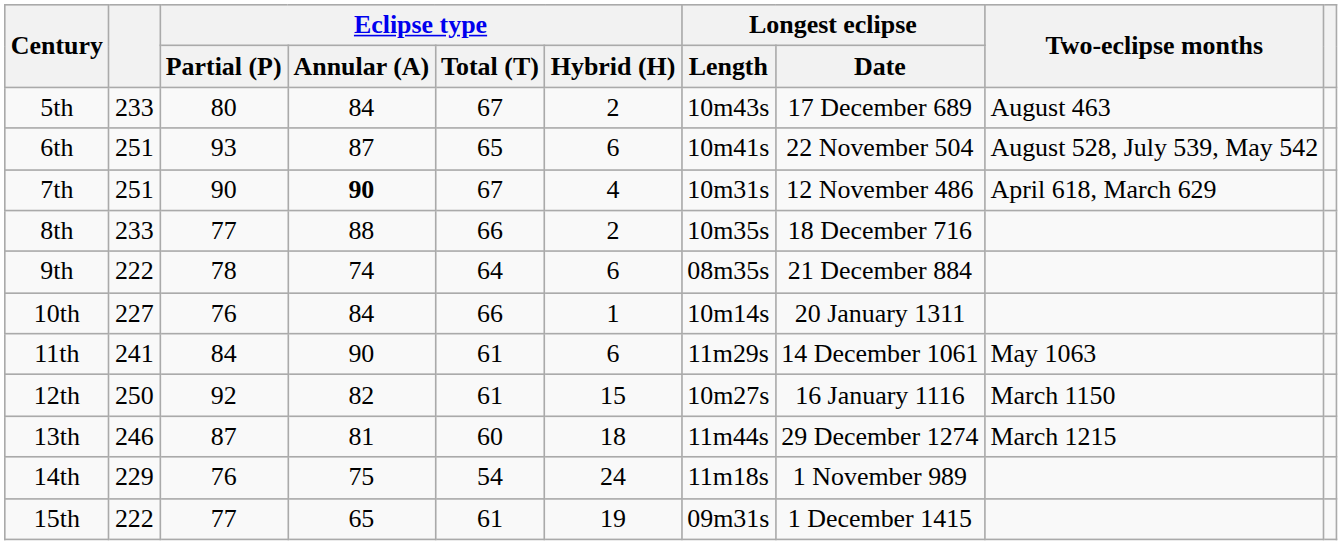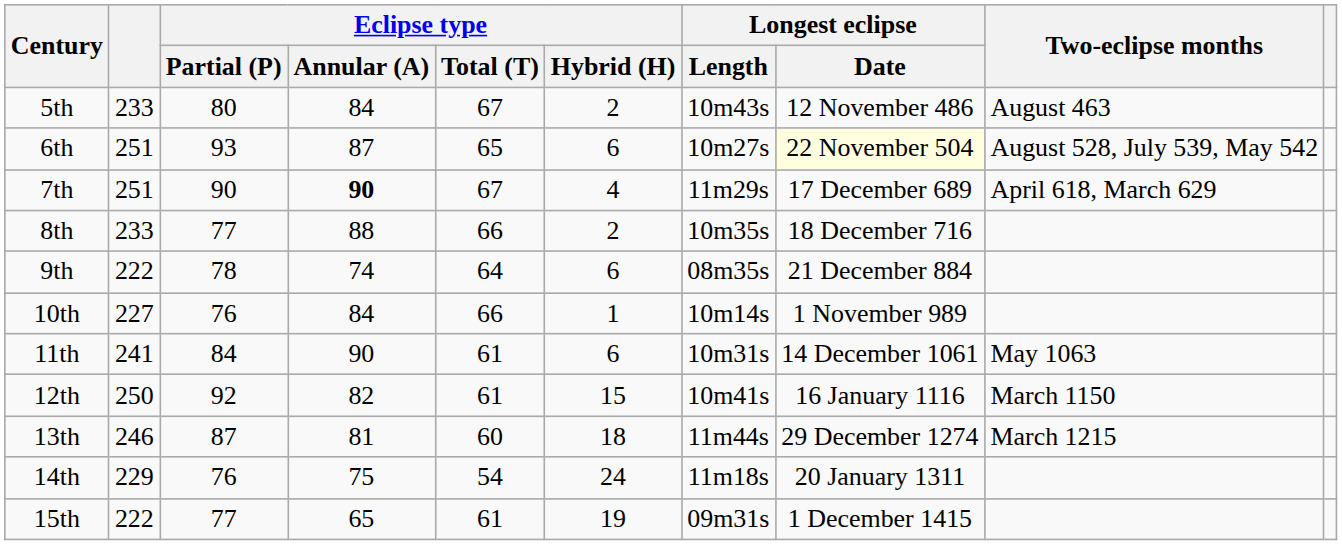(880, 107) 17 December 689 -> (880, 107) 12 November 486
(728, 148) 10m41s -> (728, 148) 10m27s
(880, 148) no background -> (880, 148) lightyellow background
(728, 189) 10m31s -> (728, 189) 11m29s
(880, 189) 12 November 486 -> (880, 189) 17 December 689
(880, 312) 20 January 1311 -> (880, 312) 1 November 989
(728, 353) 11m29s -> (728, 353) 10m31s
(728, 395) 10m27s -> (728, 395) 10m41s
(880, 477) 1 November 989 -> (880, 477) 20 January 1311
